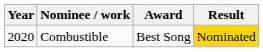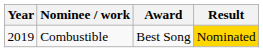(21, 36) 2020 -> (21, 36) 2019
